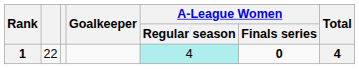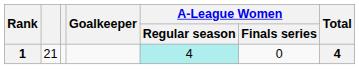(50, 53) 22 -> (50, 53) 21
(279, 53) bold -> (279, 53) normal
